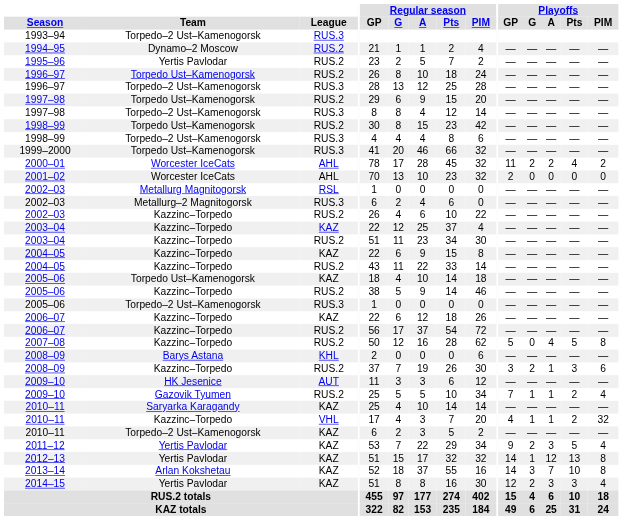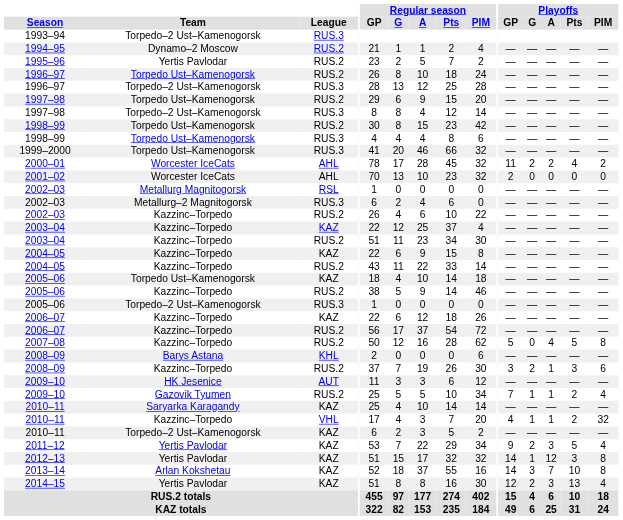(193, 138) Torpedo–2 Ust–Kamenogorsk -> (193, 138) Torpedo Ust–Kamenogorsk
(574, 458) 13 -> (574, 458) 3
(574, 484) 3 -> (574, 484) 13
